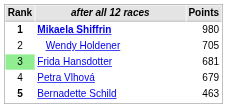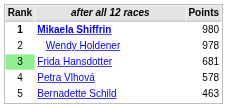(211, 46) 705 -> (211, 46) 978
(211, 78) 679 -> (211, 78) 578
(20, 94) bold -> (20, 94) normal
